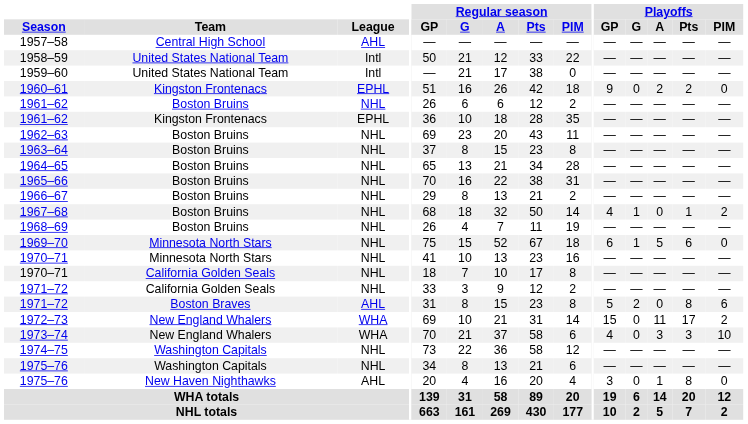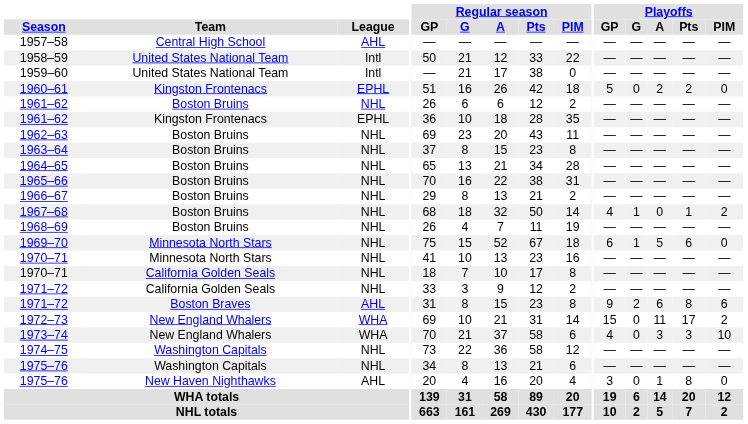(610, 88) 9 -> (610, 88) 5
(610, 304) 5 -> (610, 304) 9
(660, 304) 0 -> (660, 304) 6
